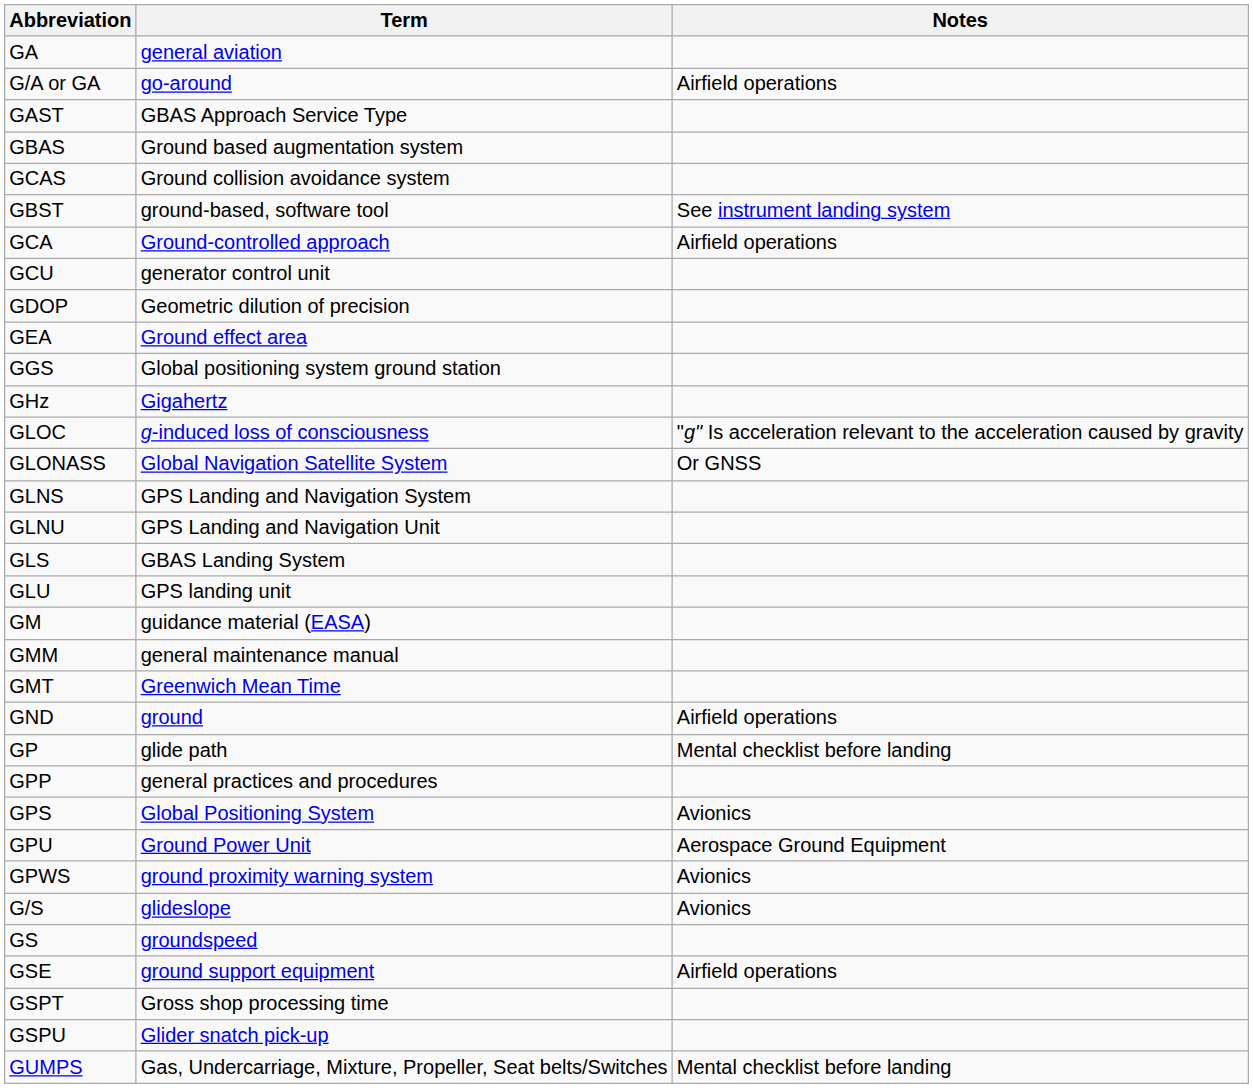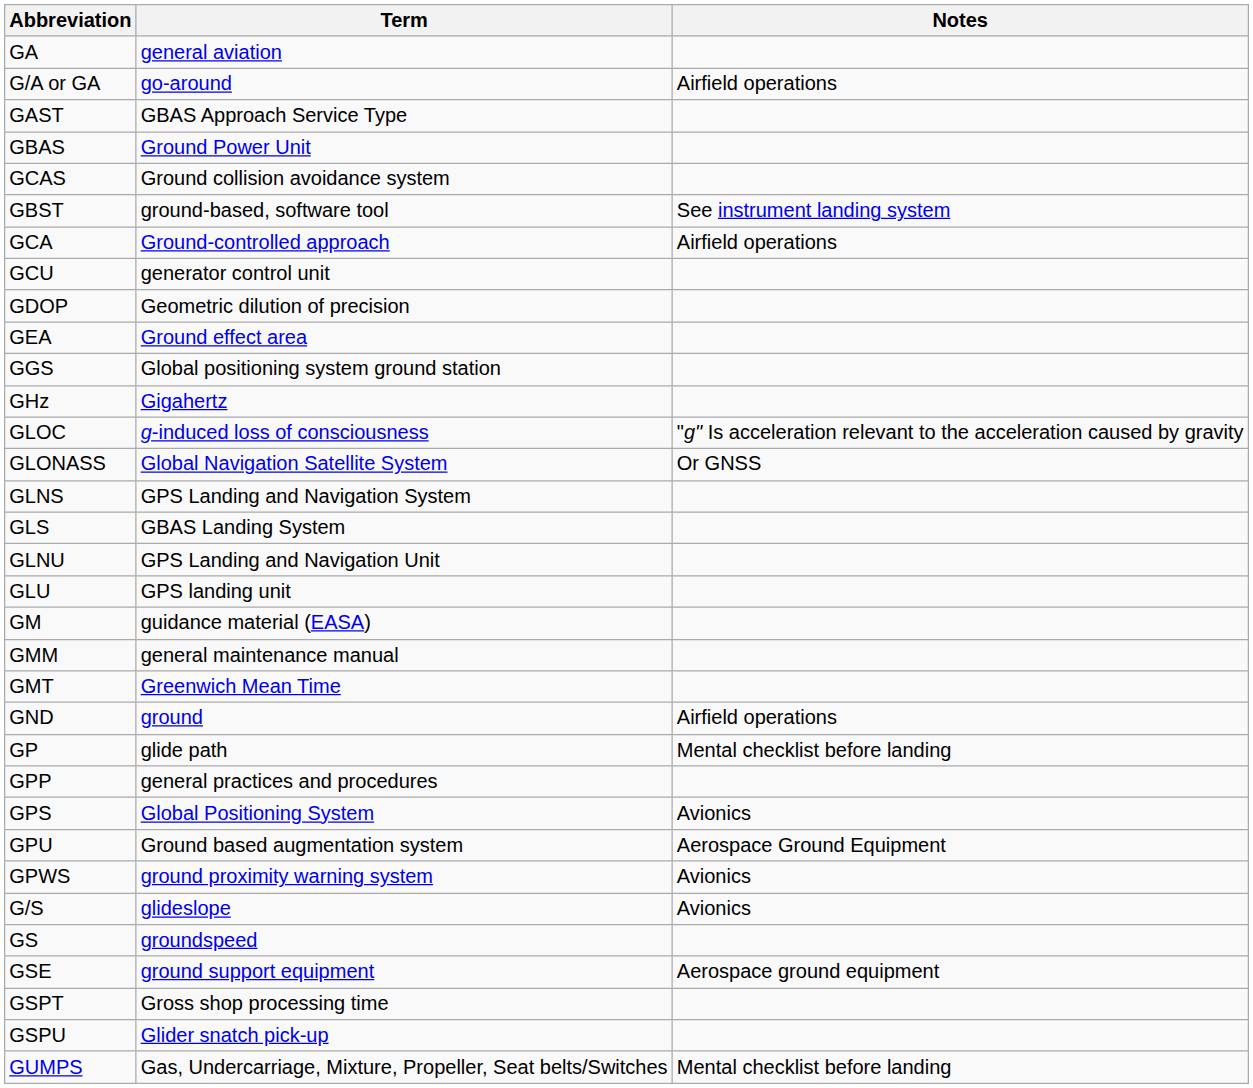(302, 147) Ground based augmentation system -> (226, 147) Ground Power Unit
rows swapped: (37, 527) <-> (29, 559)
(226, 845) Ground Power Unit -> (302, 845) Ground based augmentation system
(757, 971) Airfield operations -> (808, 971) Aerospace ground equipment
